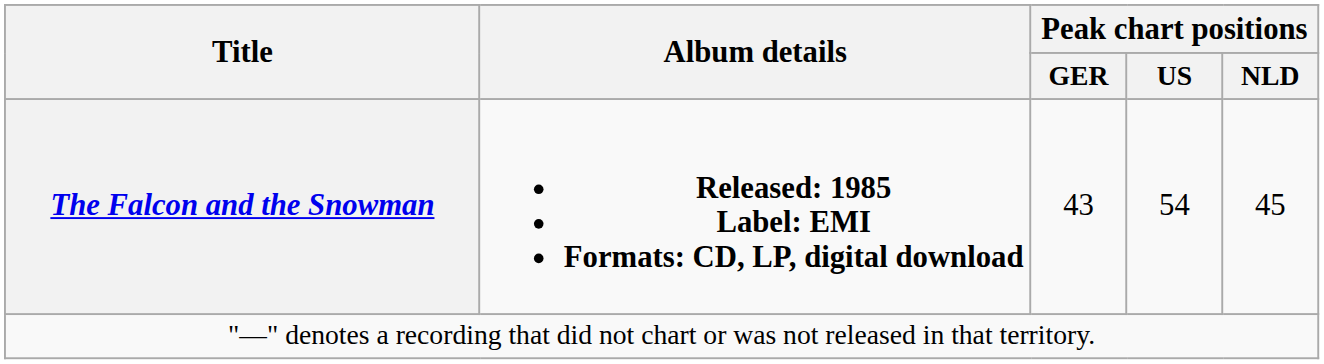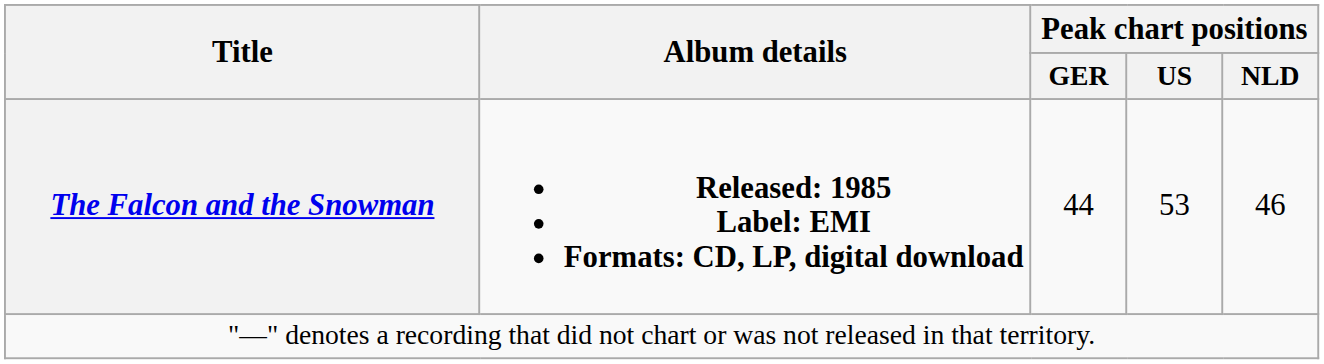(1079, 205) 43 -> (1079, 205) 44
(1174, 205) 54 -> (1174, 205) 53
(1270, 205) 45 -> (1270, 205) 46
